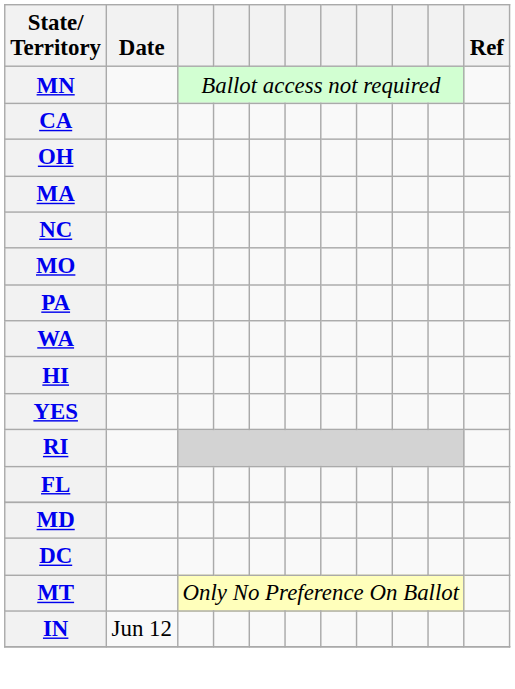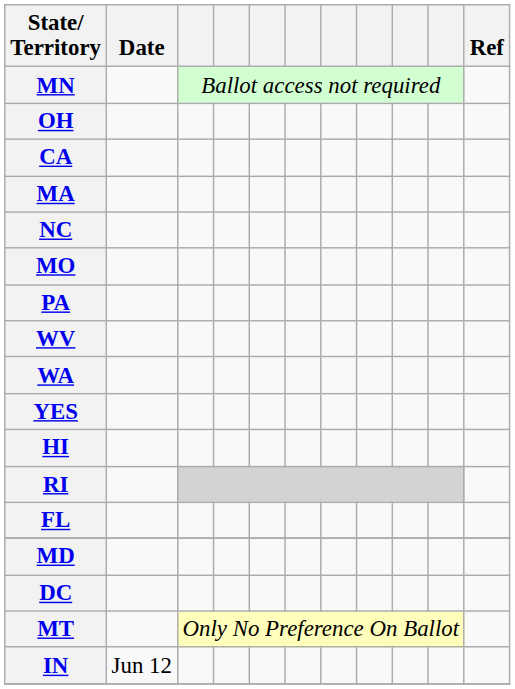rows swapped: (56, 157) <-> (56, 120)
+ row: (56, 338)
rows swapped: (56, 374) <-> (56, 411)
